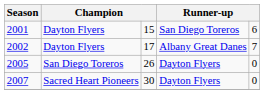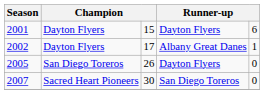(199, 30) San Diego Toreros -> (190, 30) Dayton Flyers
(254, 47) 7 -> (254, 47) 1
(190, 81) Dayton Flyers -> (199, 81) San Diego Toreros
